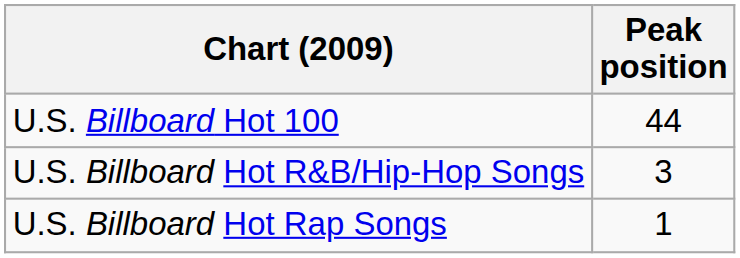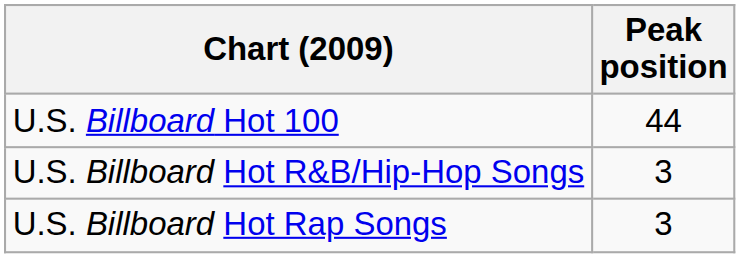(663, 224) 1 -> (663, 224) 3
